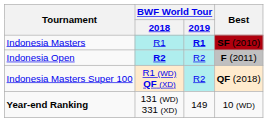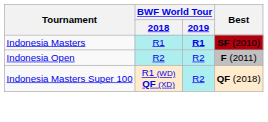(159, 58) bold -> (159, 58) normal
- row: (47, 105)
